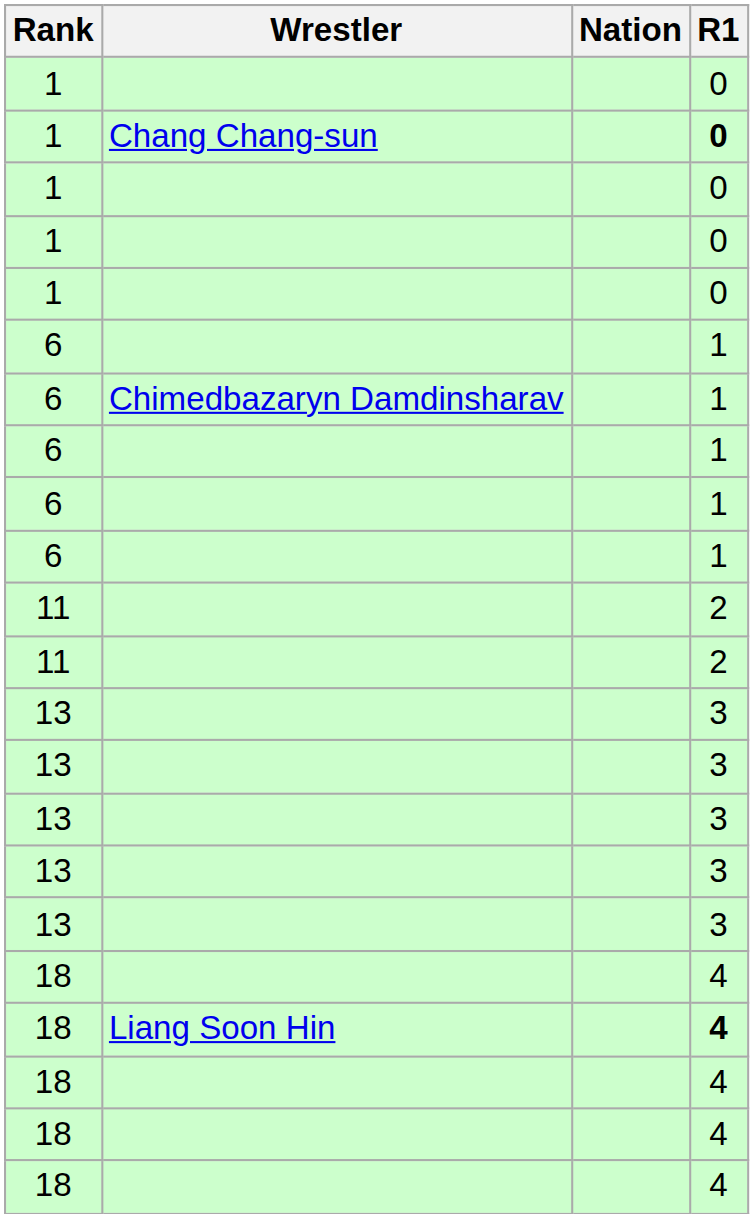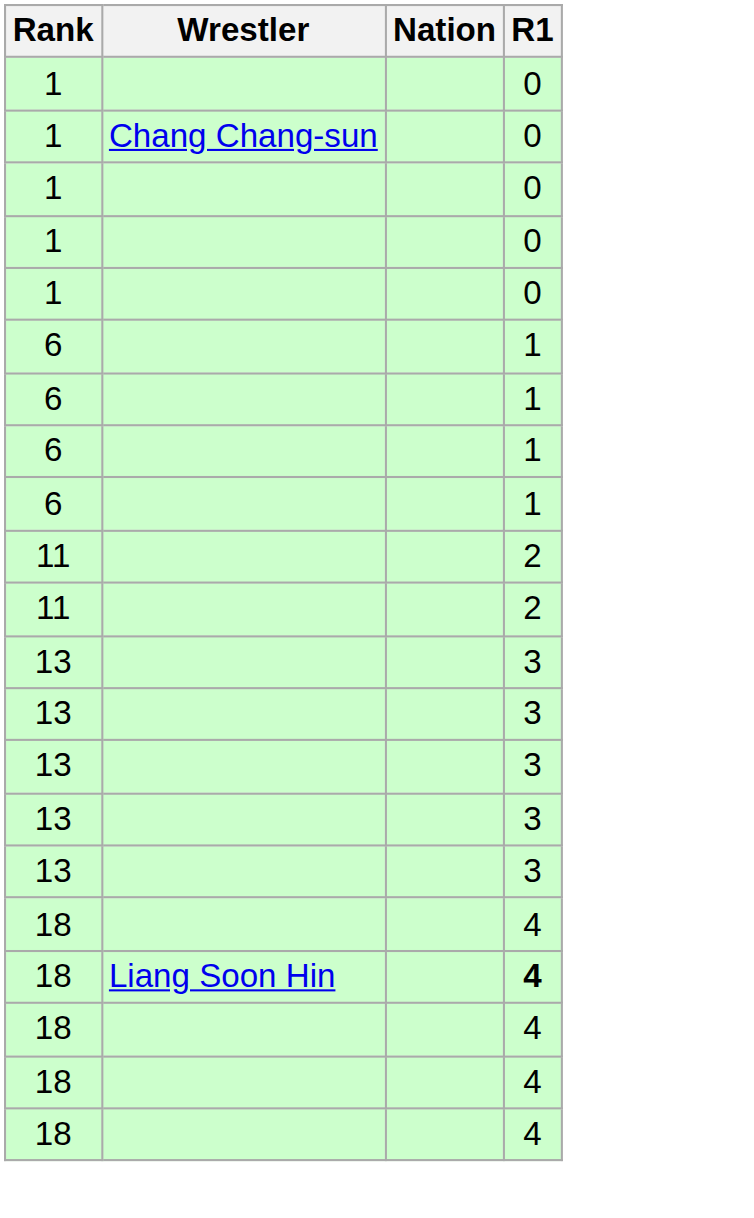(718, 135) bold -> (532, 135) normal
- row: (53, 398)
